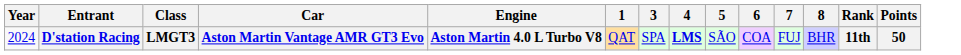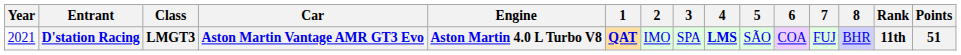+ column: (657, 15)
(21, 38) 2024 -> (21, 38) 2021
(622, 38) normal -> (623, 38) bold
(899, 38) 50 -> (934, 38) 51
